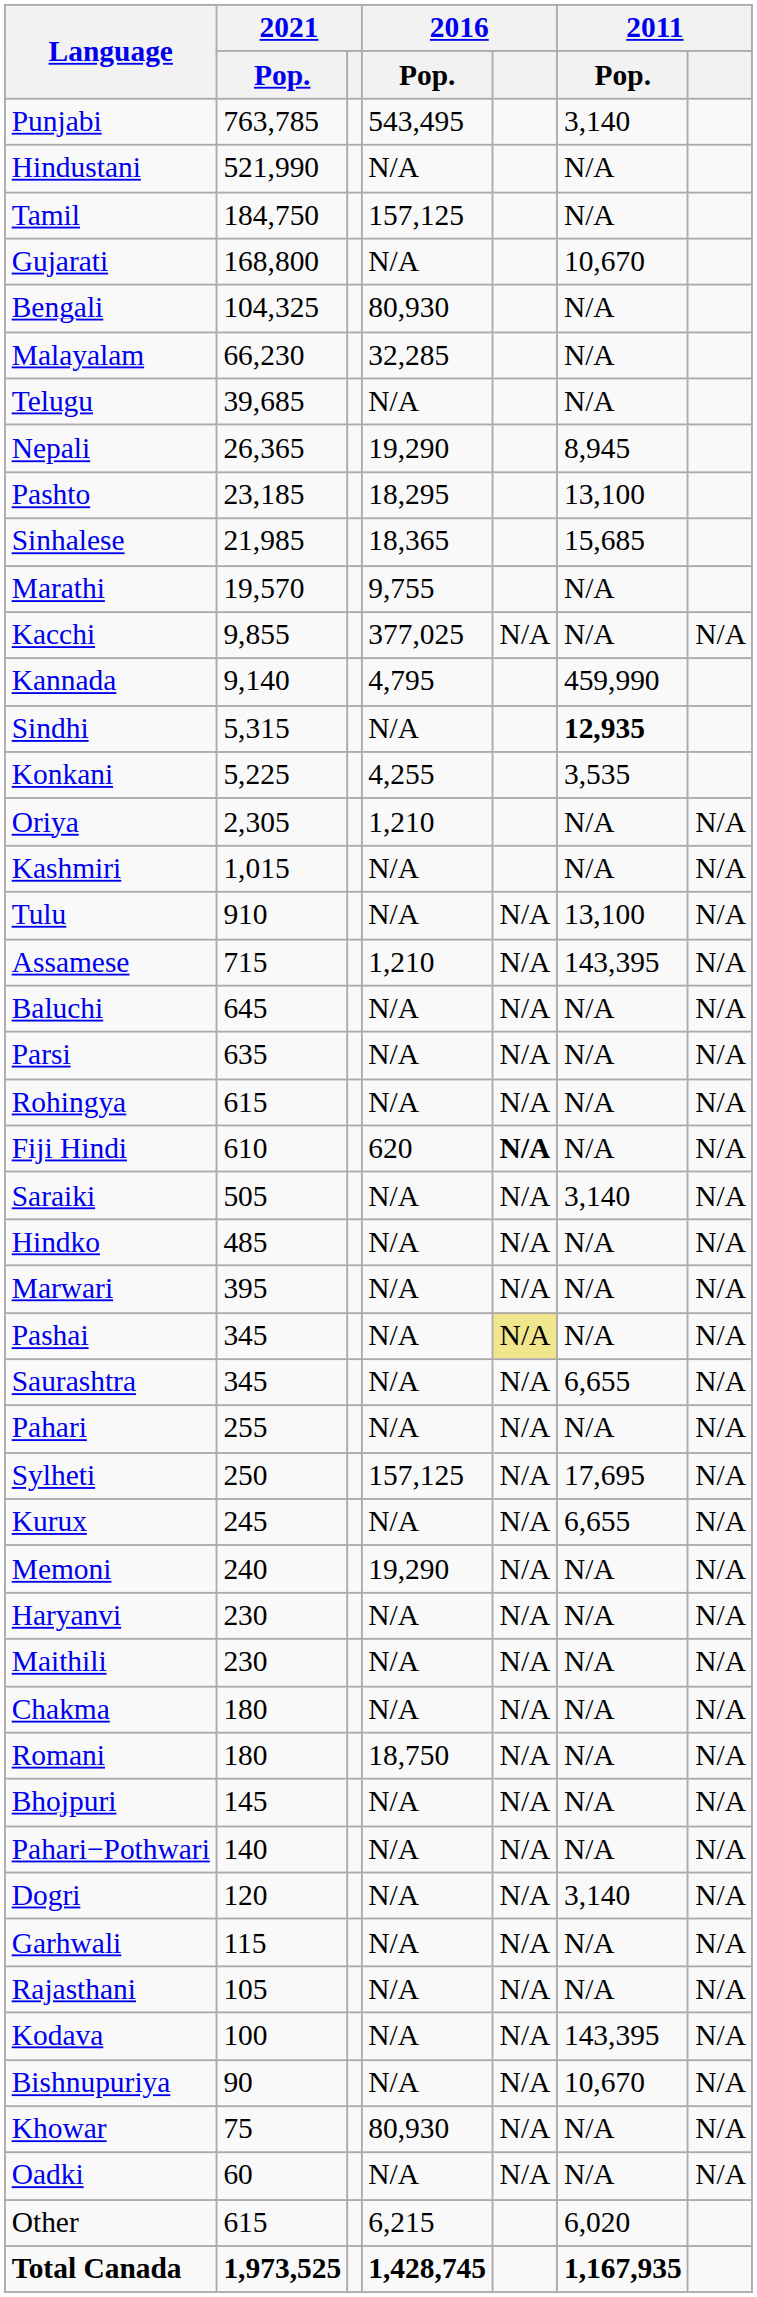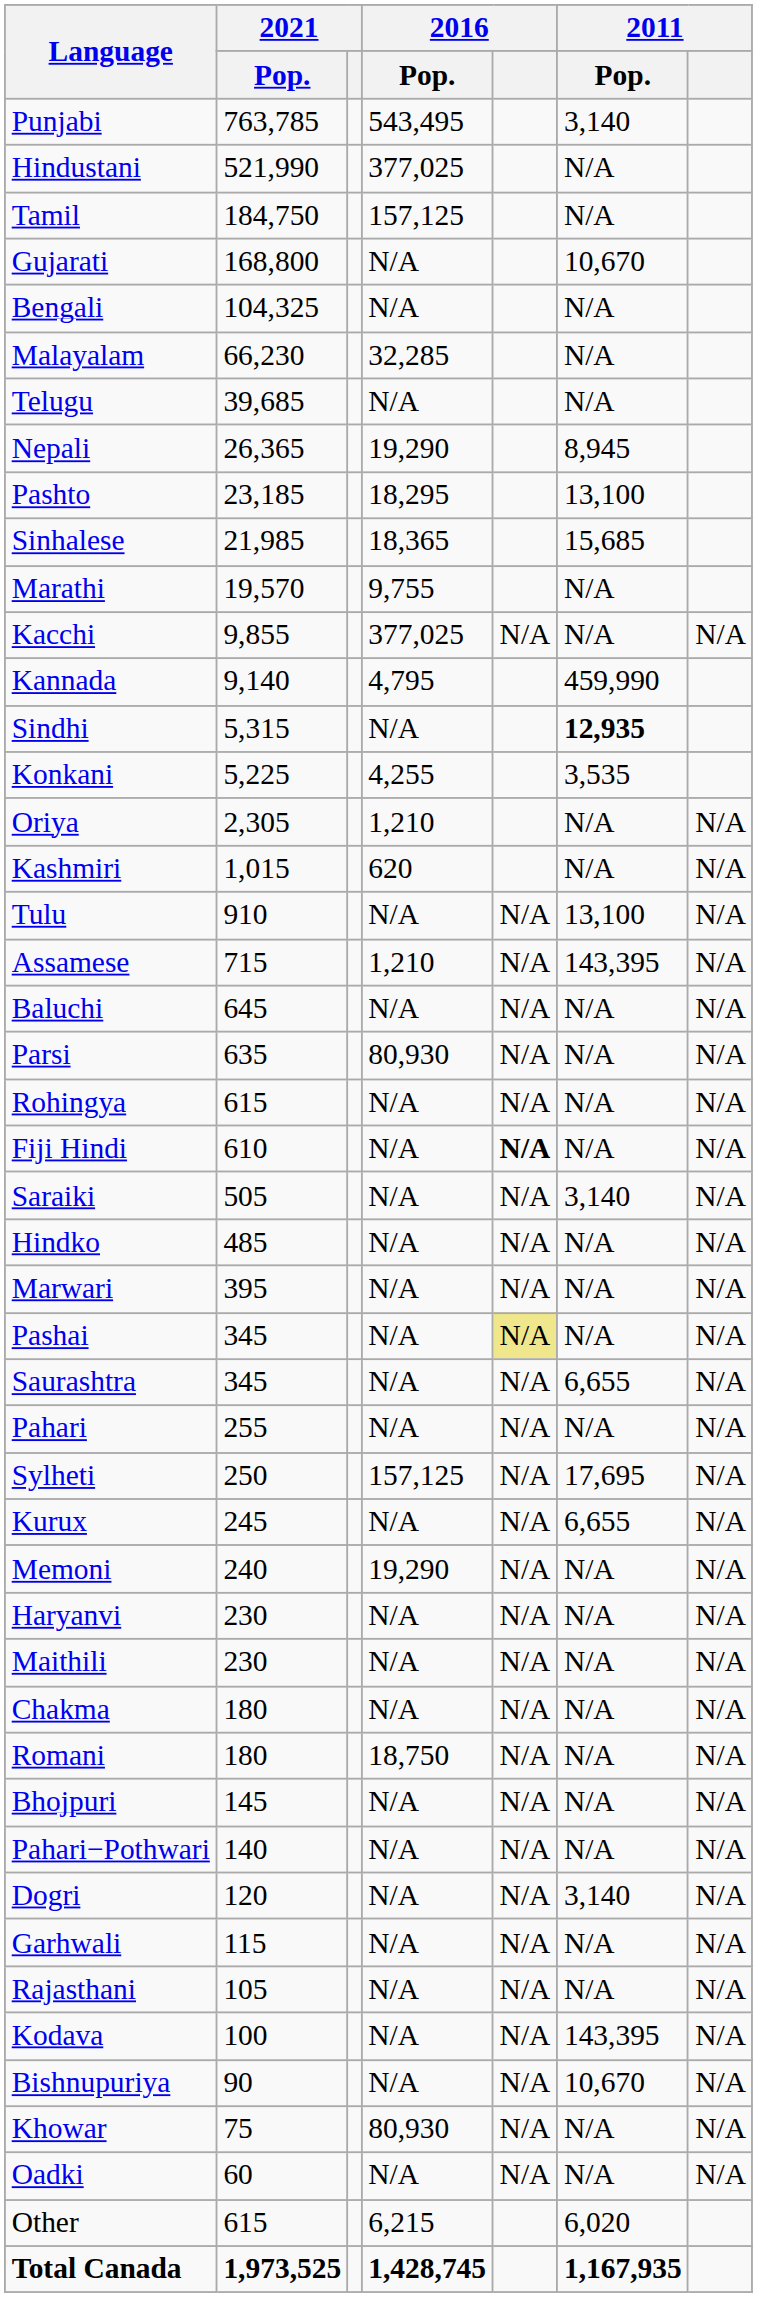(394, 167) N/A -> (416, 167) 377,025
(409, 307) 80,930 -> (394, 307) N/A
(394, 868) N/A -> (390, 868) 620
(394, 1055) N/A -> (409, 1055) 80,930
(390, 1148) 620 -> (394, 1148) N/A
